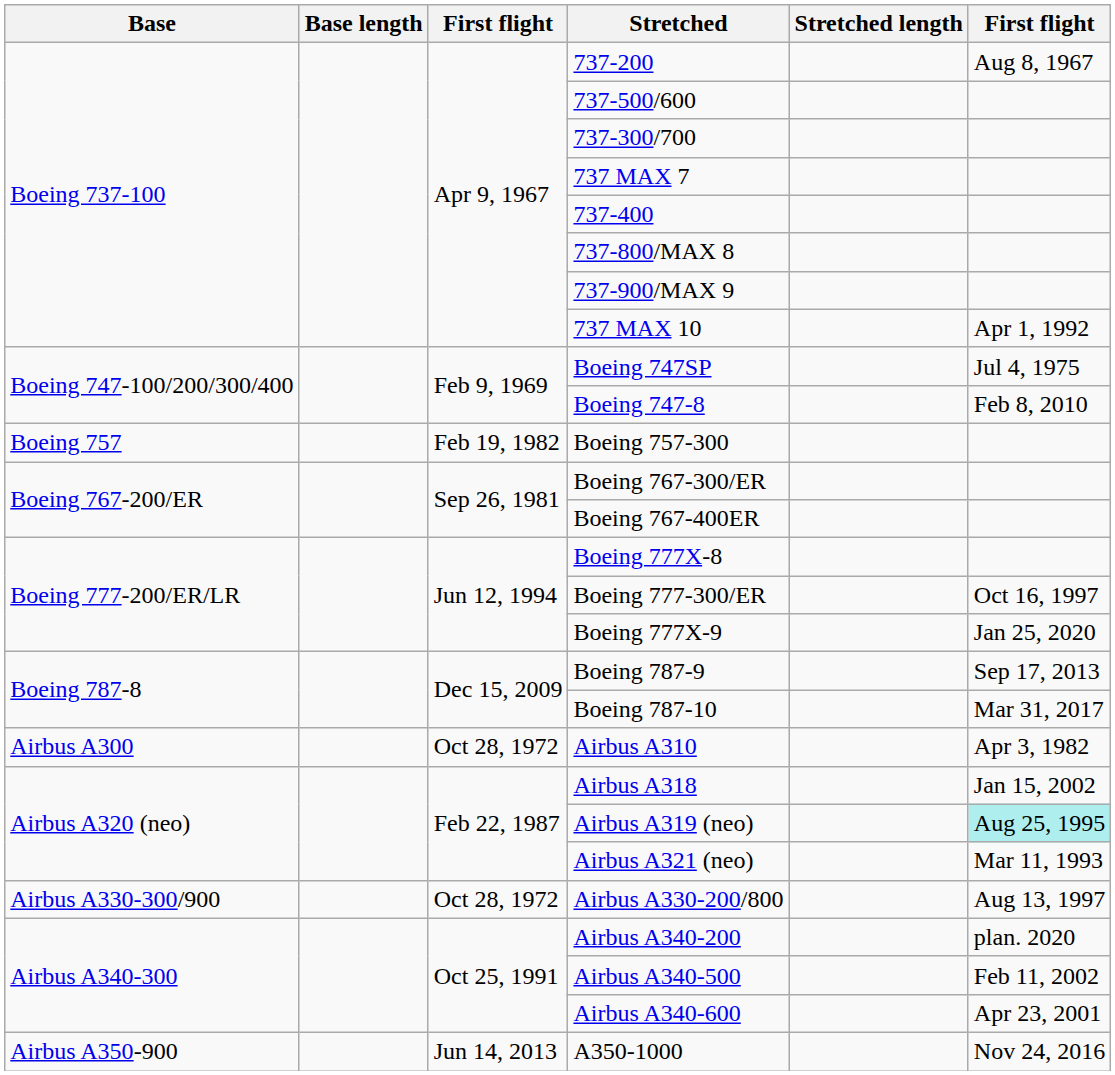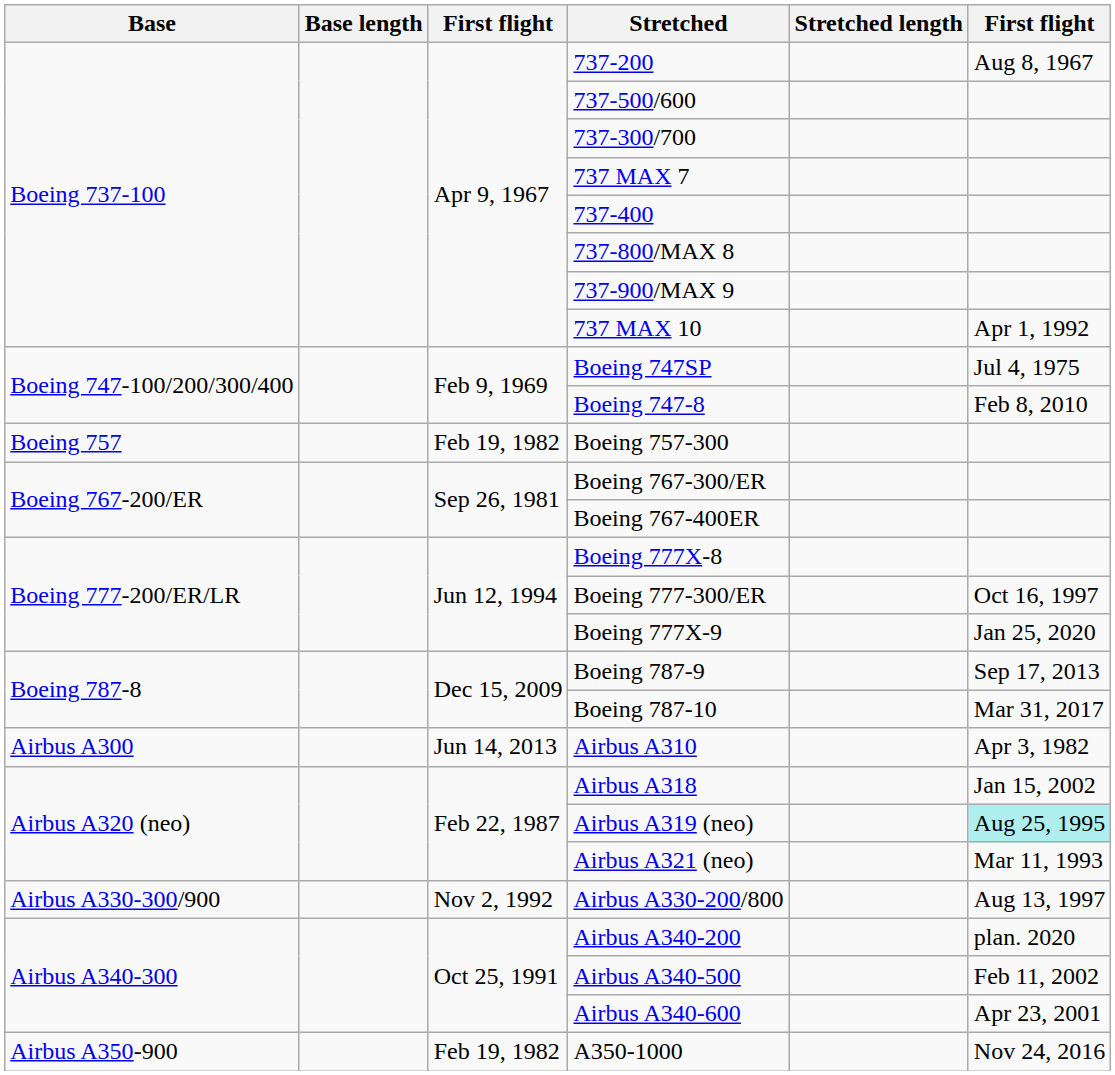(496, 746) Oct 28, 1972 -> (495, 746) Jun 14, 2013
(496, 898) Oct 28, 1972 -> (493, 898) Nov 2, 1992
(495, 1051) Jun 14, 2013 -> (497, 1051) Feb 19, 1982
